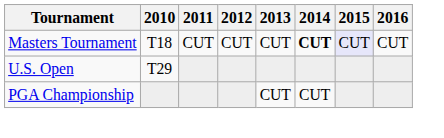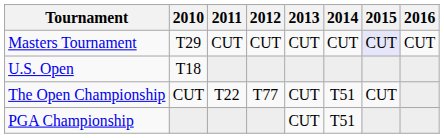(160, 43) T18 -> (188, 43) T29
(315, 43) bold -> (343, 43) normal
(160, 69) T29 -> (188, 69) T18
+ row: (87, 95)
(315, 95) CUT -> (343, 120) T51
